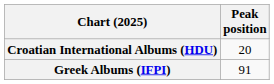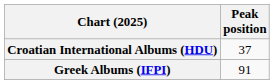(245, 49) 20 -> (245, 49) 37
